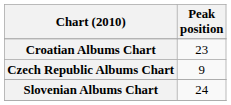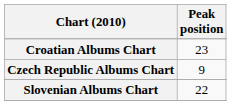(202, 89) 24 -> (202, 89) 22
